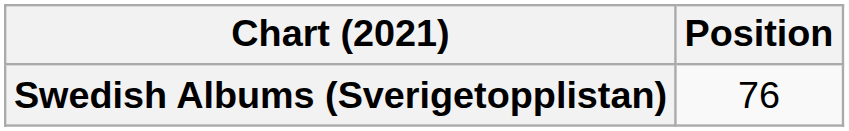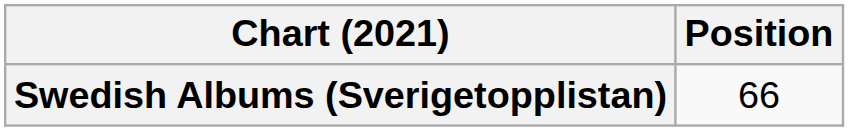(759, 94) 76 -> (759, 94) 66
